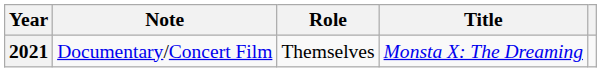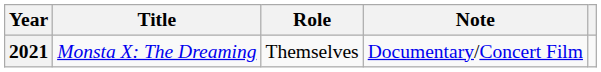columns swapped: (483, 19) <-> (165, 19)
